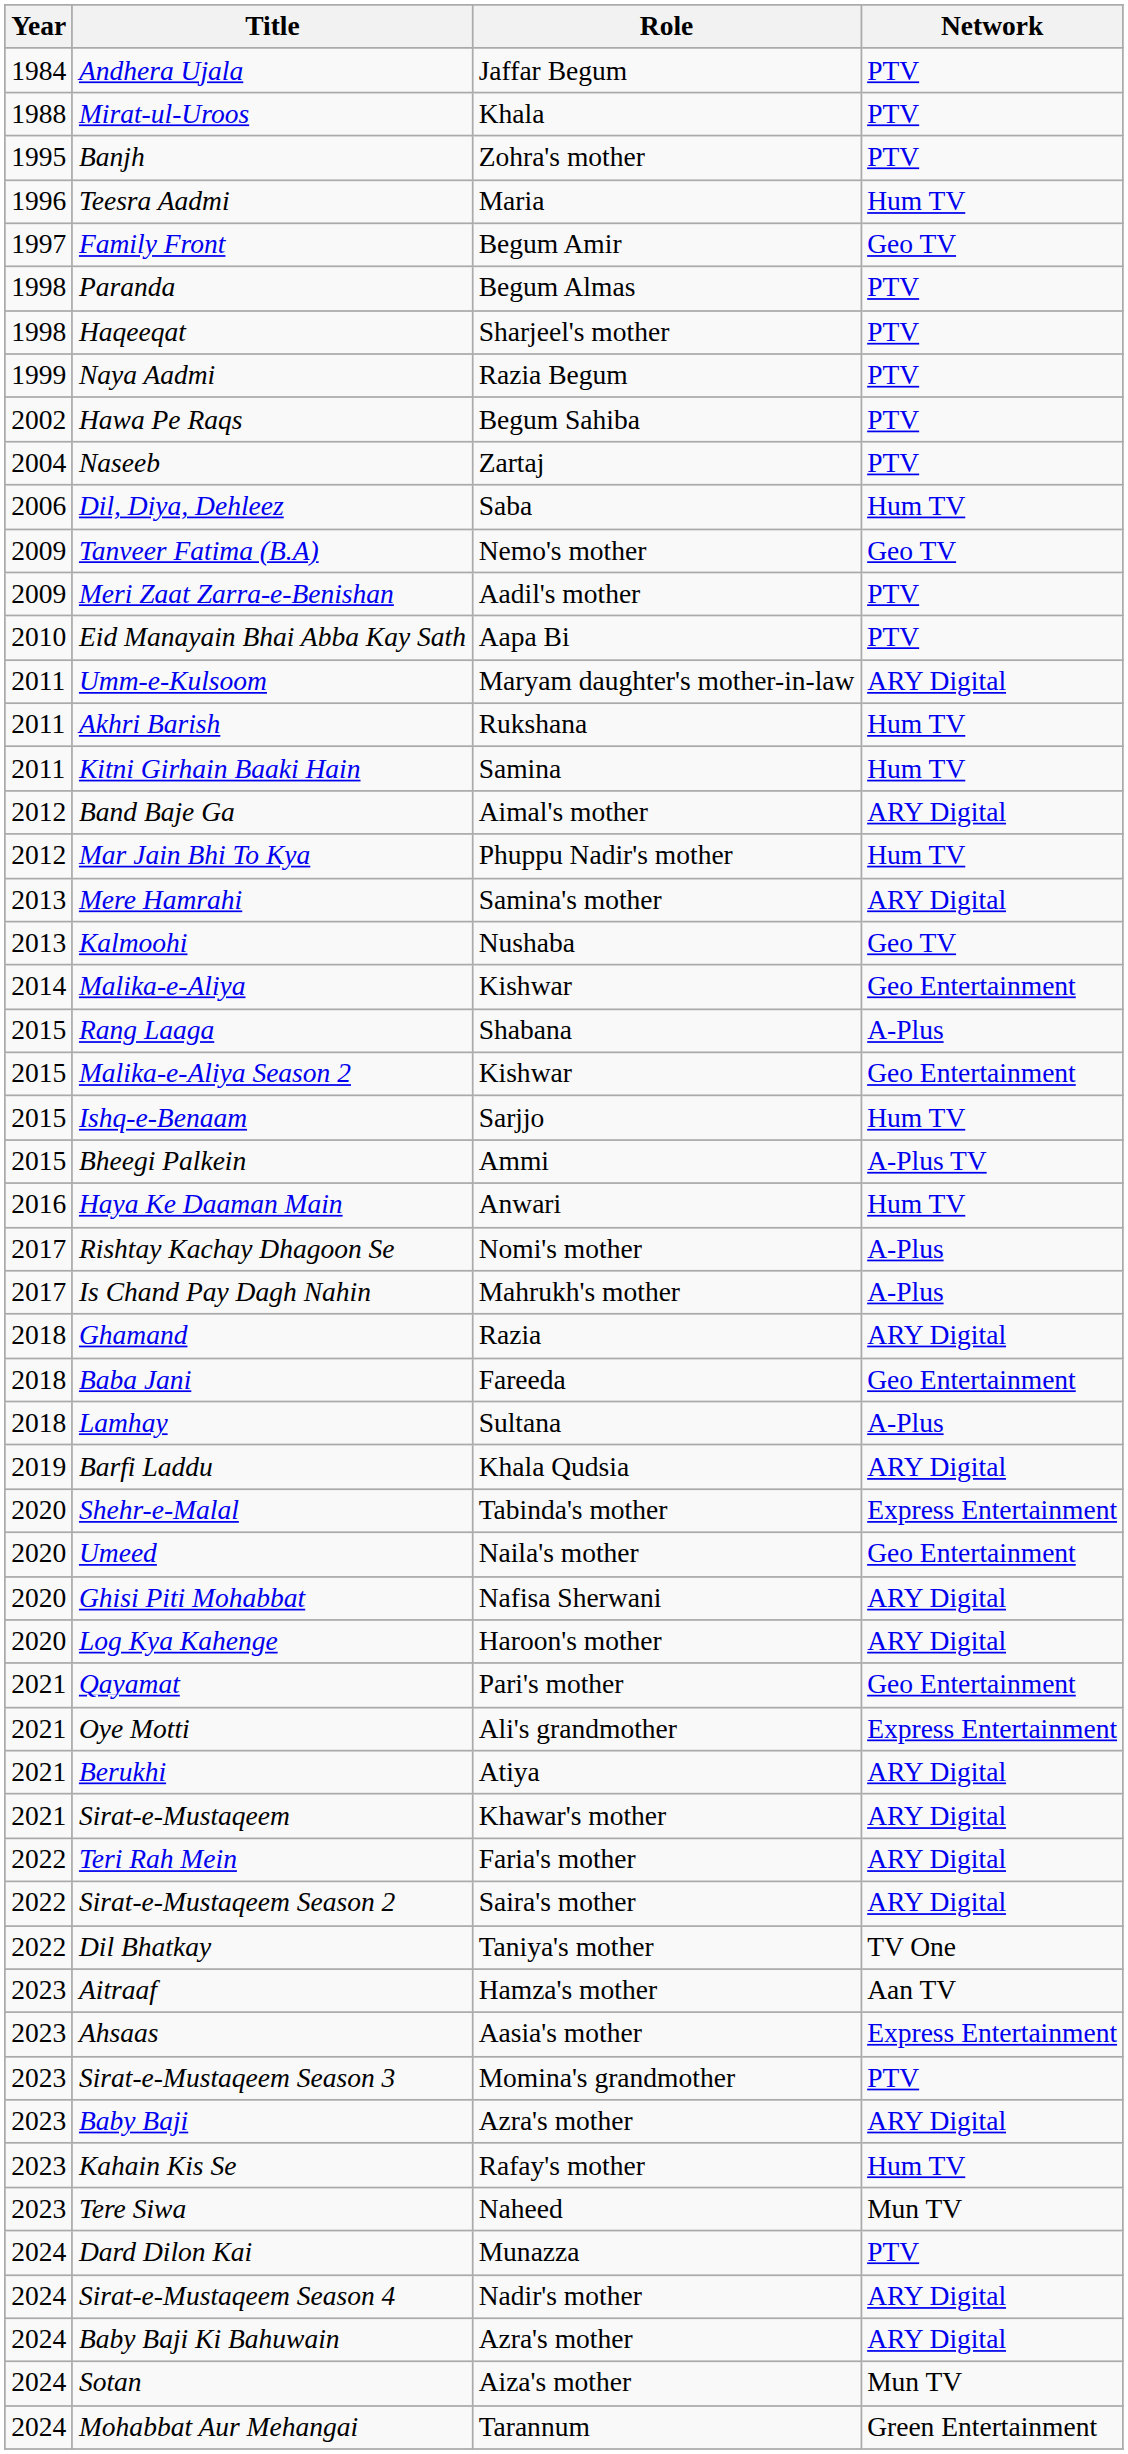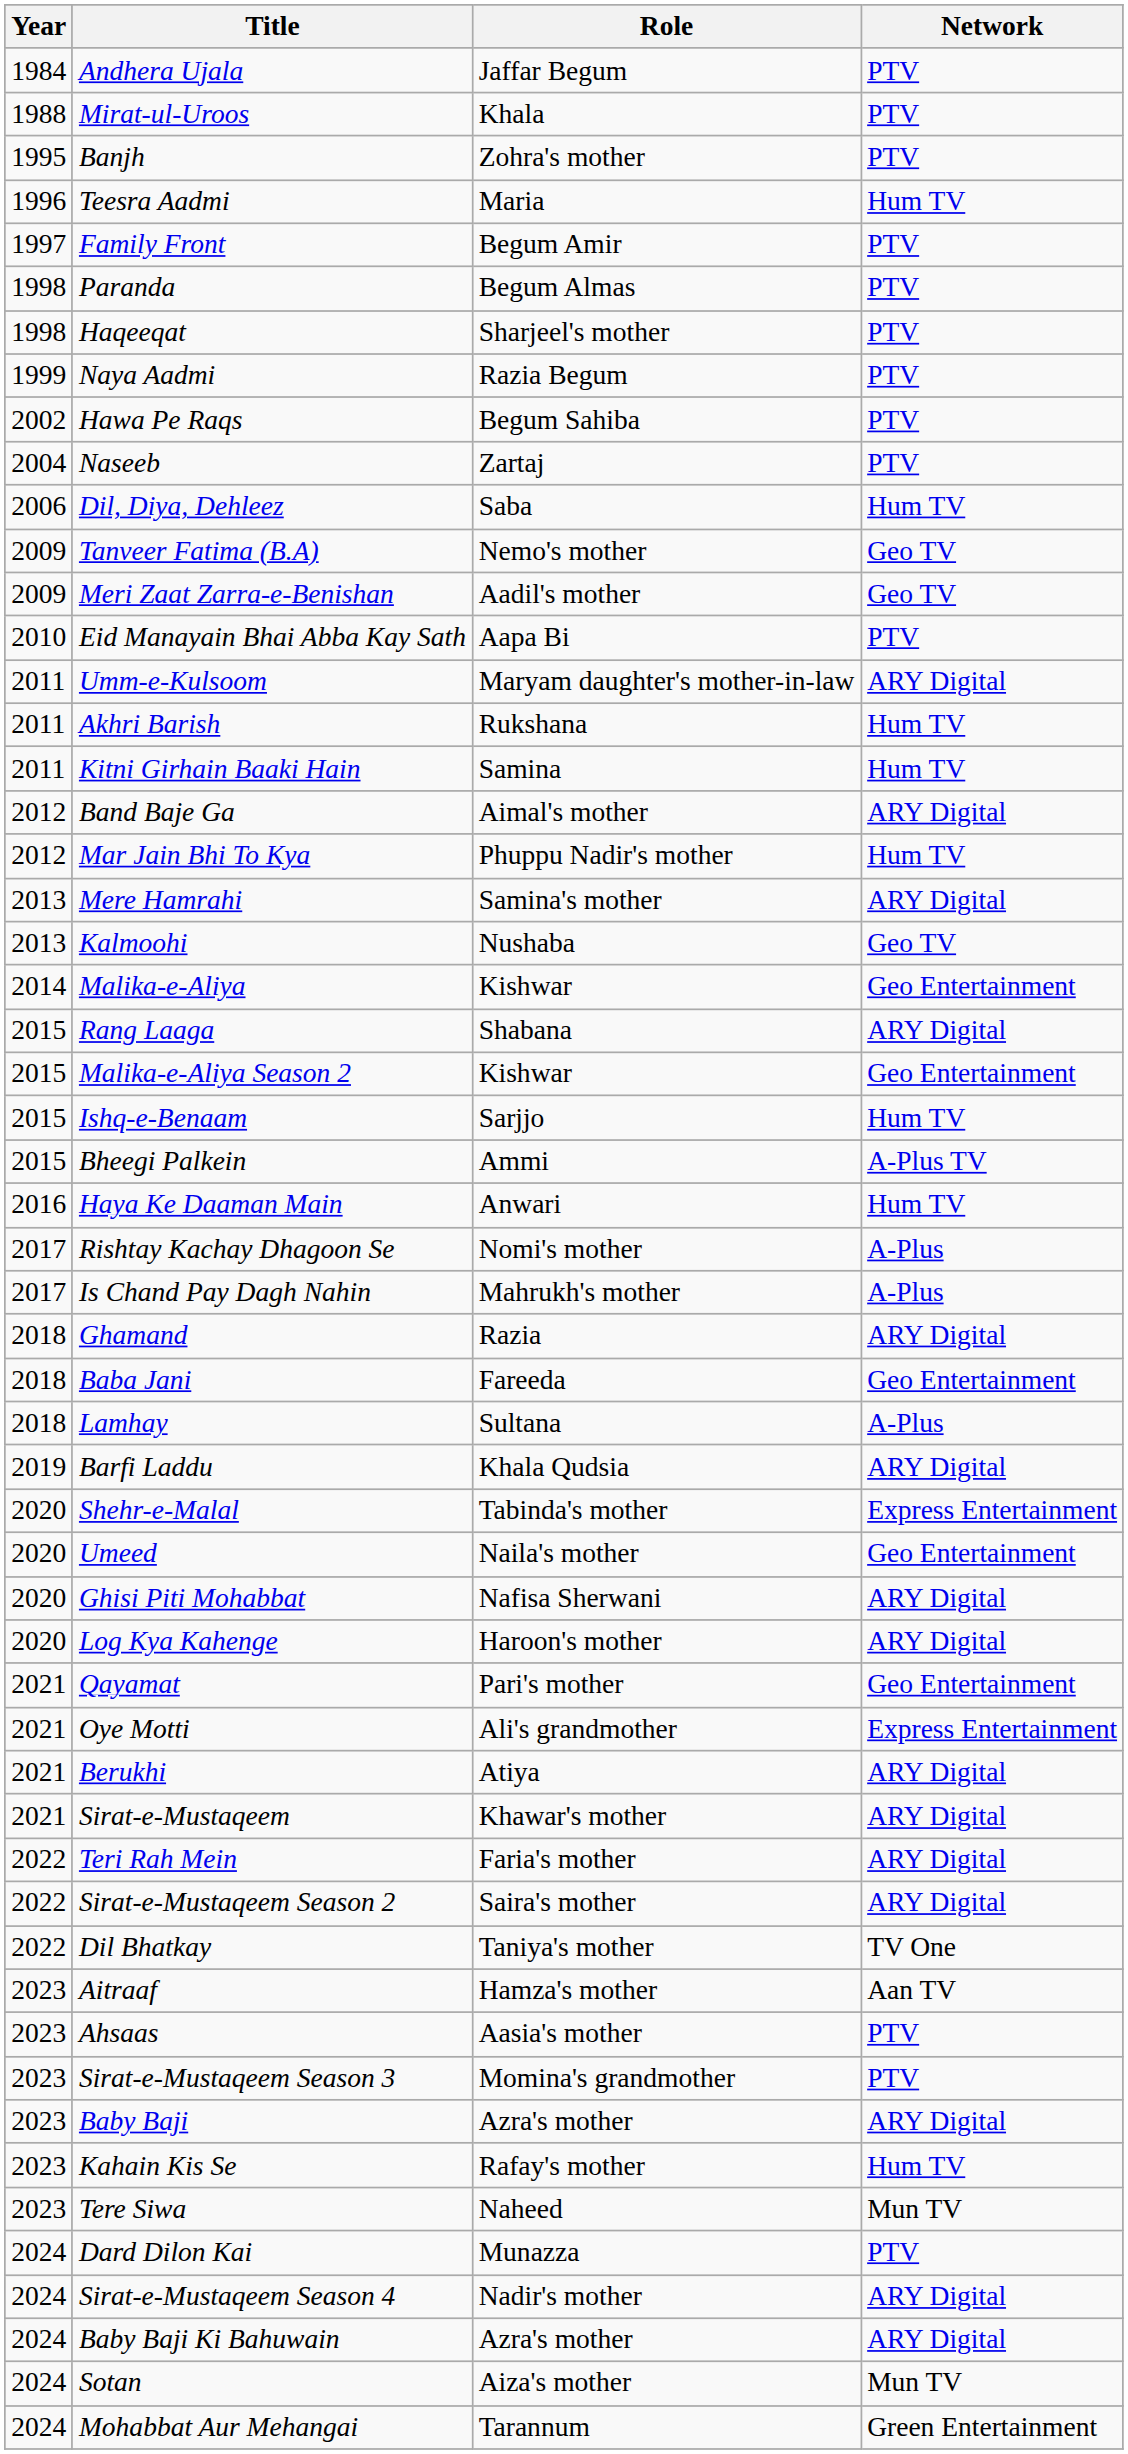(912, 244) Geo TV -> (893, 244) PTV
(893, 593) PTV -> (912, 593) Geo TV
(905, 1030) A-Plus -> (937, 1030) ARY Digital
(992, 2033) Express Entertainment -> (893, 2033) PTV
